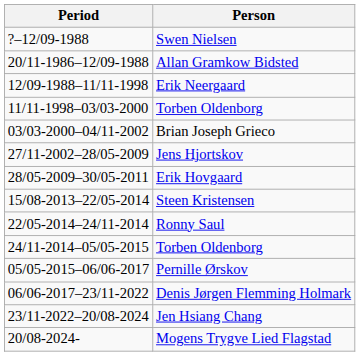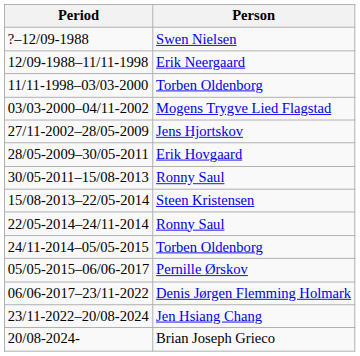- row: (78, 62)
(216, 131) Brian Joseph Grieco -> (244, 108) Mogens Trygve Lied Flagstad
+ row: (78, 177)
(244, 339) Mogens Trygve Lied Flagstad -> (216, 339) Brian Joseph Grieco
